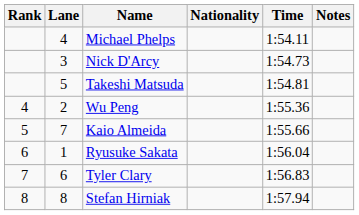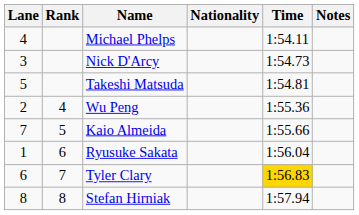columns swapped: (25, 15) <-> (64, 15)
(288, 175) no background -> (288, 175) gold background
